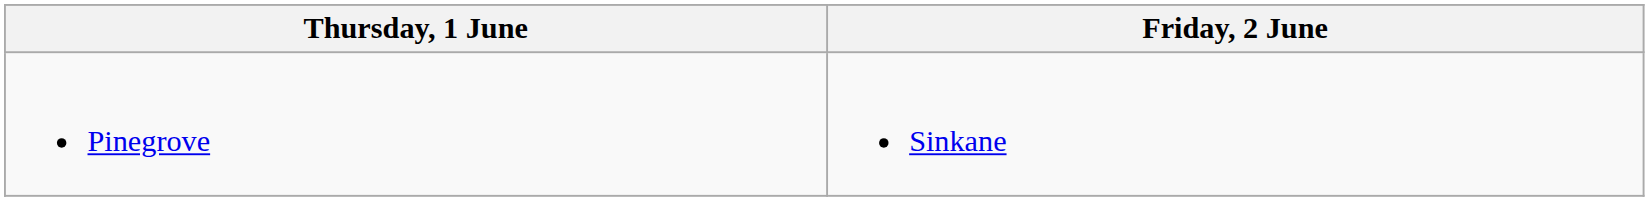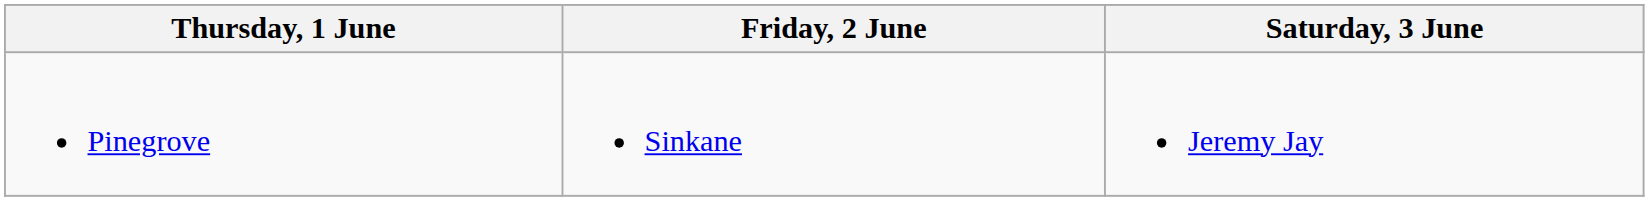+ column: (1375, 28)
